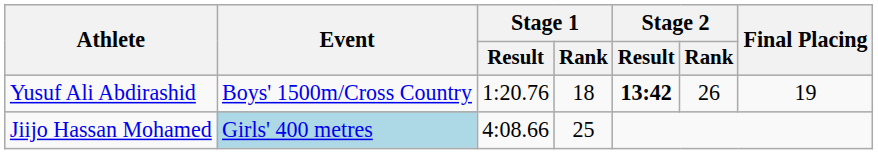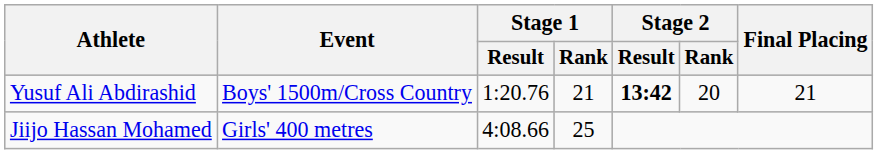(583, 93) 18 -> (583, 93) 21
(709, 93) 26 -> (709, 93) 20
(806, 93) 19 -> (806, 93) 21
(297, 130) lightblue background -> (297, 130) no background
